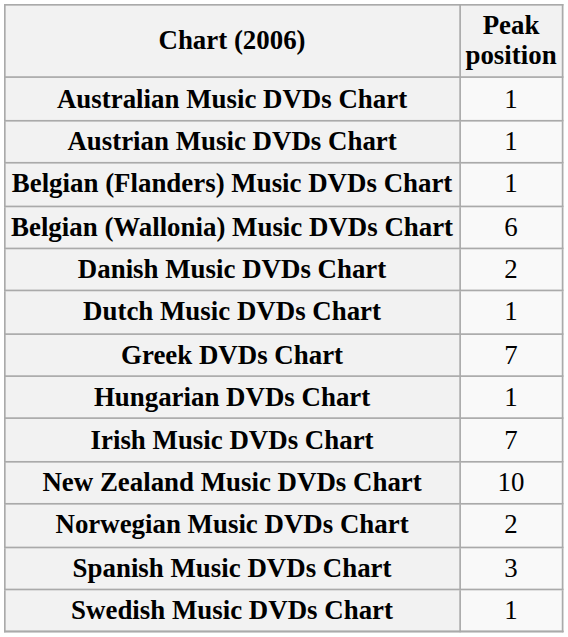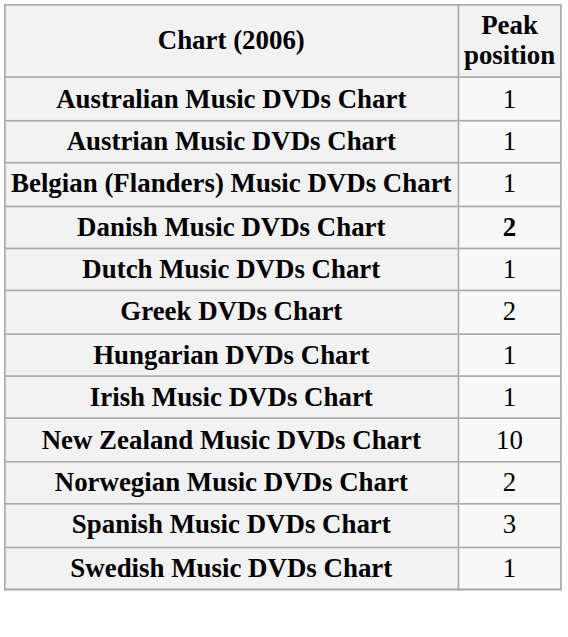- row: (232, 226)
(511, 269) normal -> (510, 226) bold
(511, 354) 7 -> (510, 311) 2
(511, 439) 7 -> (510, 397) 1
